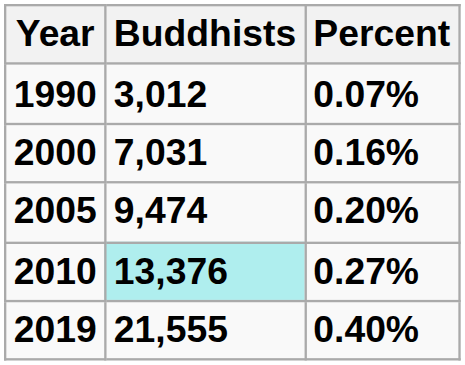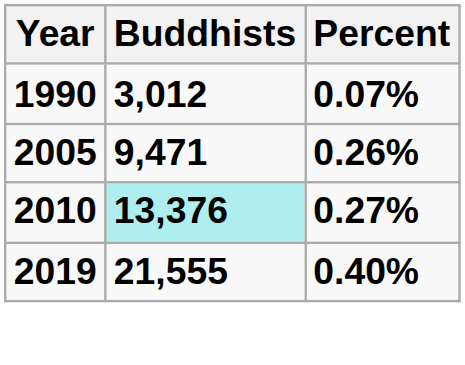- row: (55, 152)
(161, 211) 9,474 -> (161, 152) 9,471
(366, 211) 0.20% -> (366, 152) 0.26%
